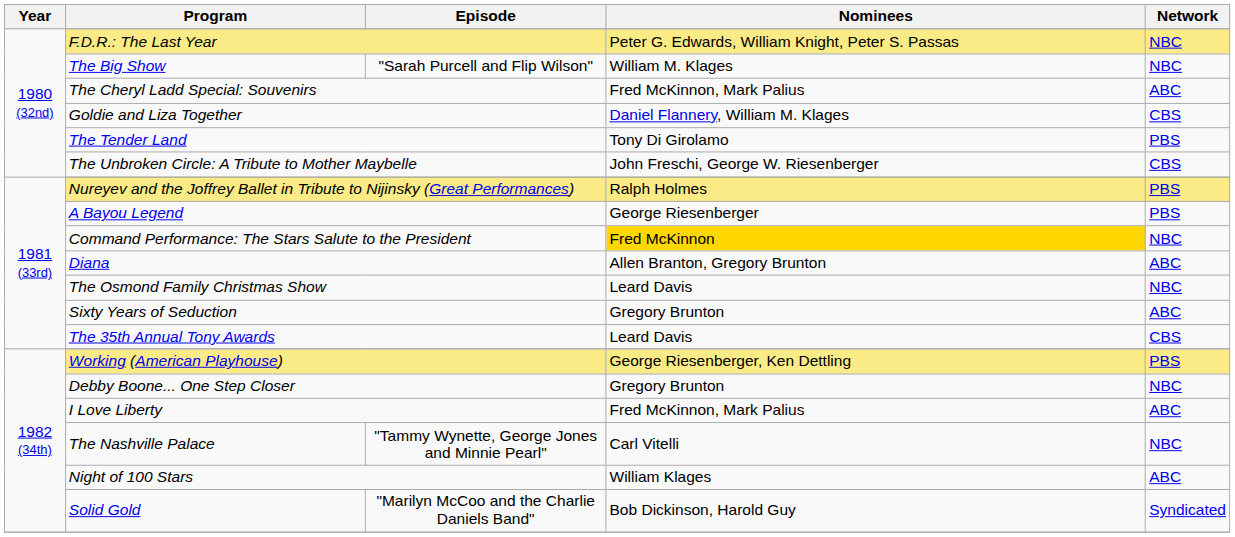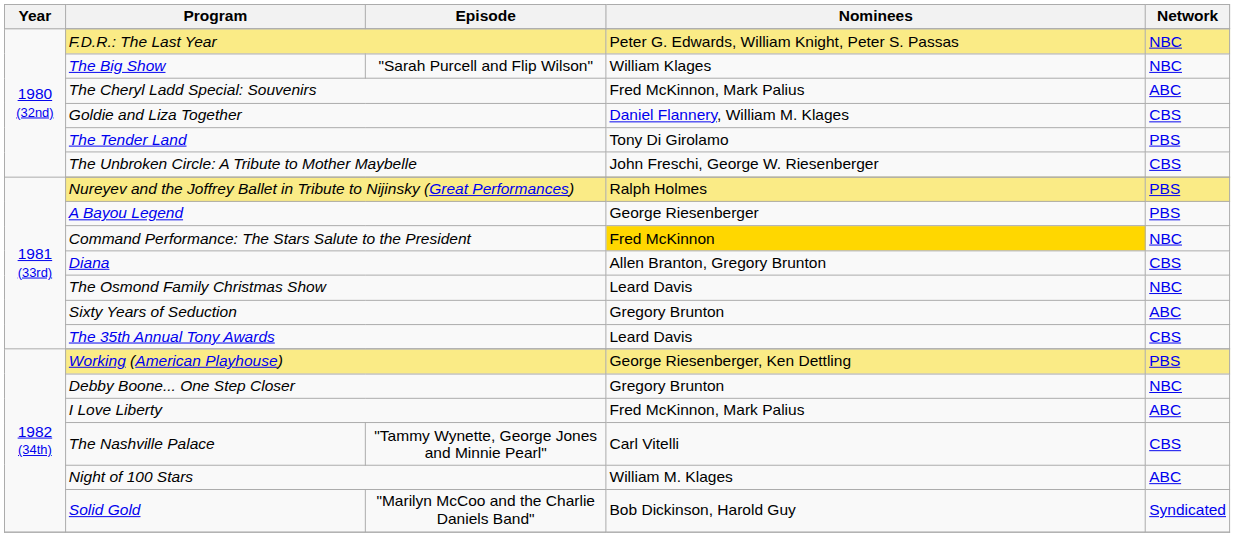(671, 66) William M. Klages -> (660, 66) William Klages
(1165, 262) ABC -> (1165, 262) CBS
(1166, 443) NBC -> (1165, 443) CBS
(660, 477) William Klages -> (671, 477) William M. Klages
